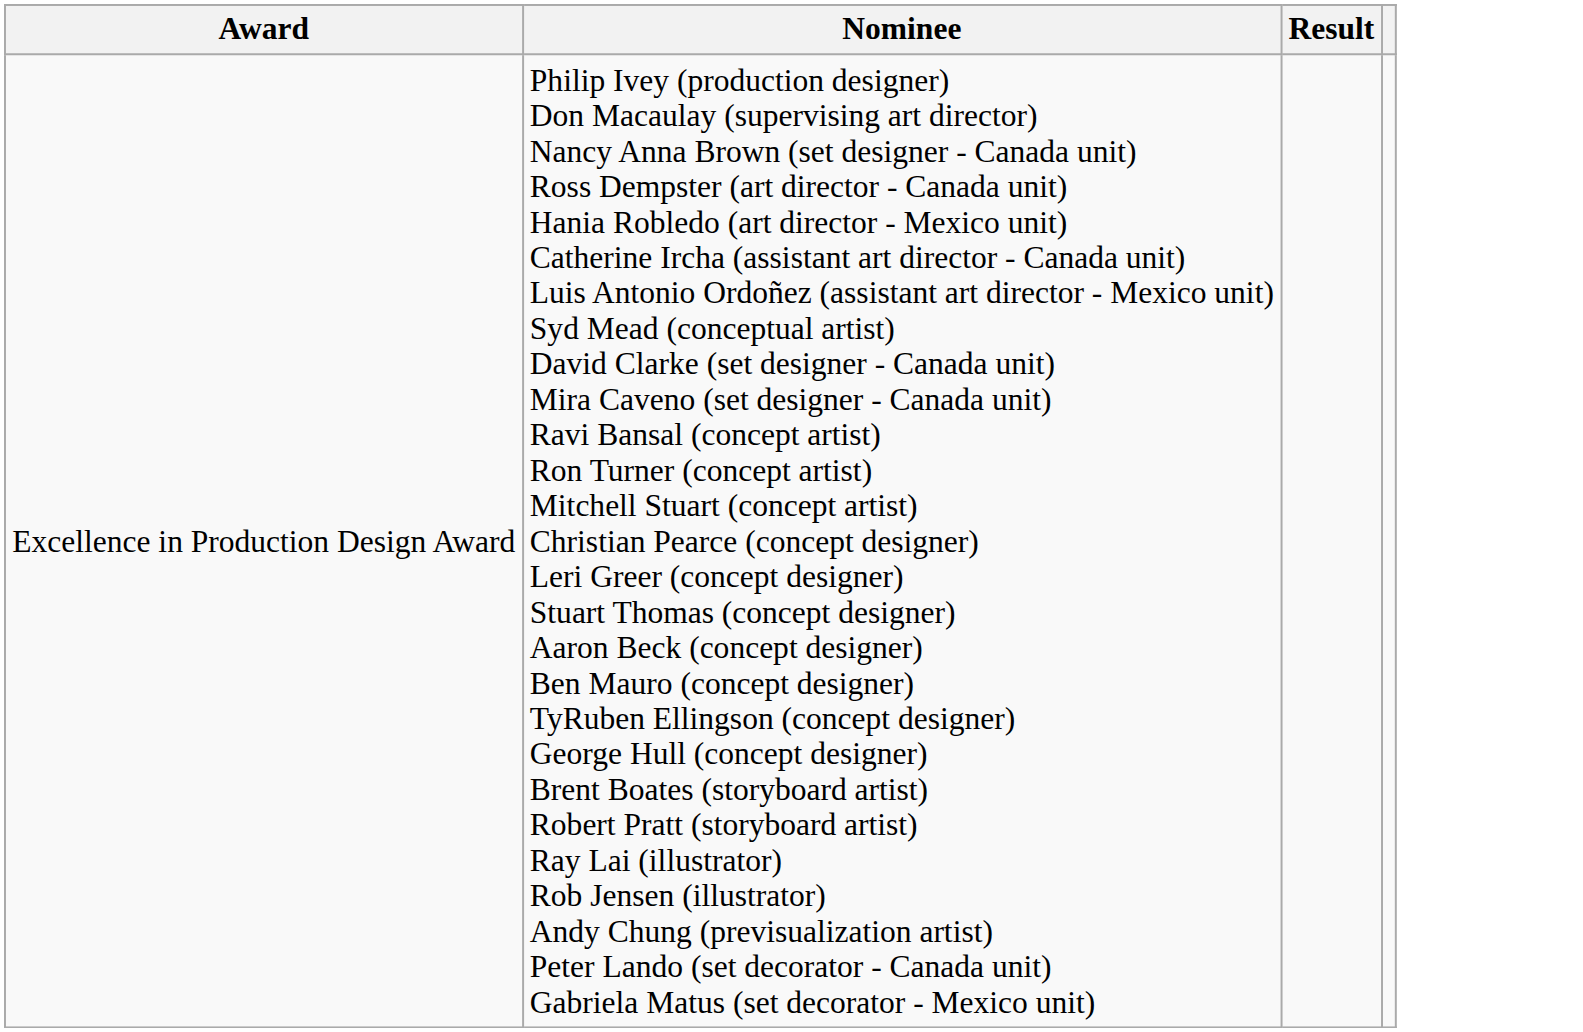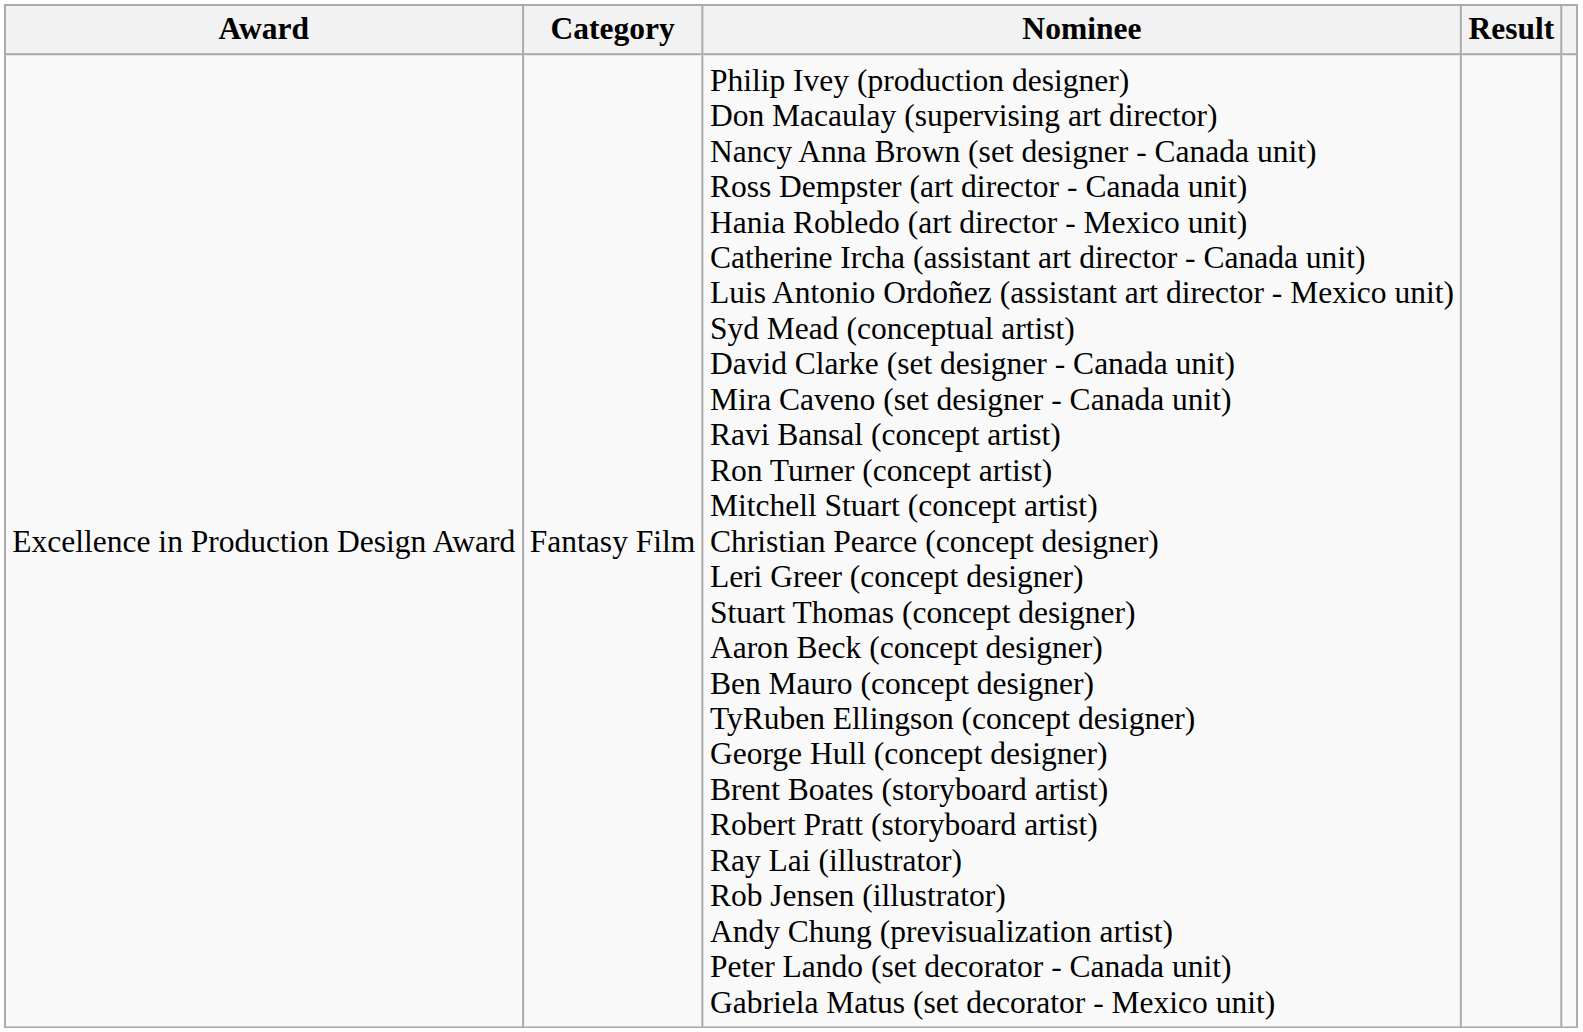+ column: (613, 29)
